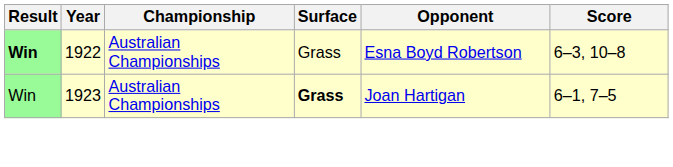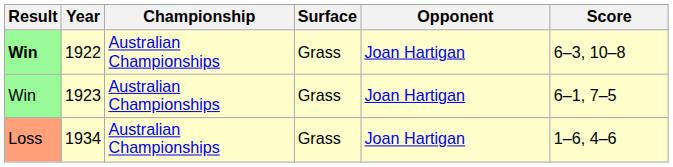(443, 52) Esna Boyd Robertson -> (415, 52) Joan Hartigan
(321, 95) bold -> (319, 95) normal
+ row: (83, 139)
